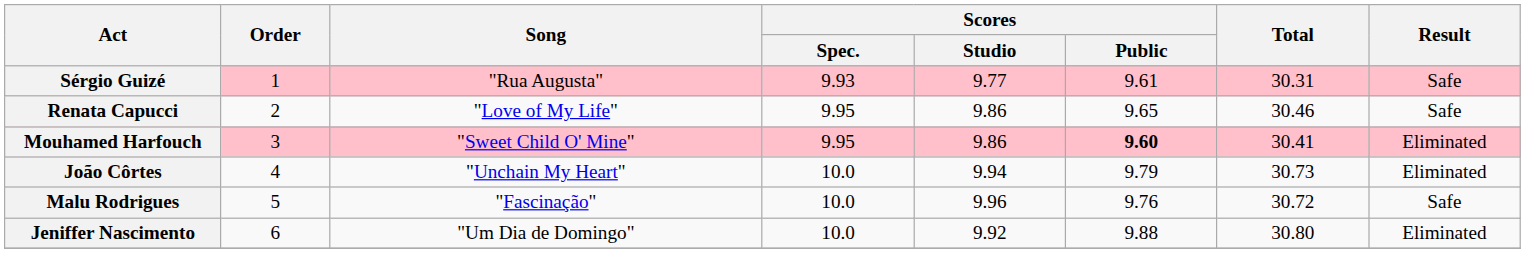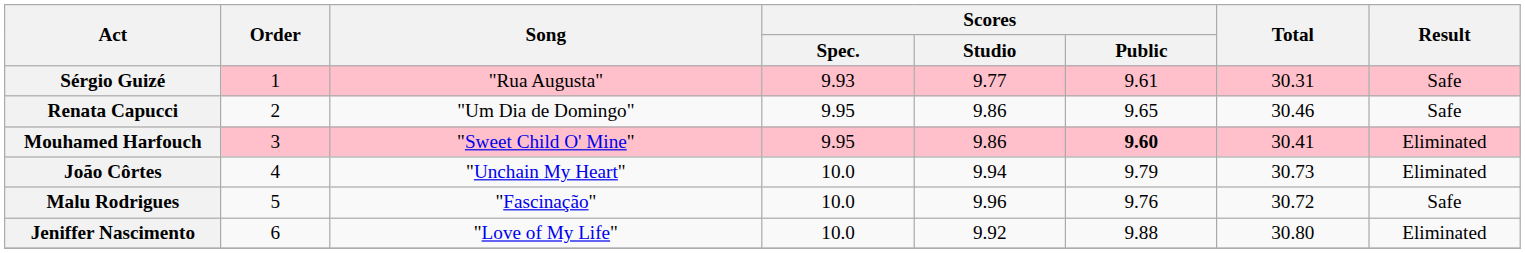(546, 111) "Love of My Life" -> (546, 111) "Um Dia de Domingo"
(546, 232) "Um Dia de Domingo" -> (546, 232) "Love of My Life"
